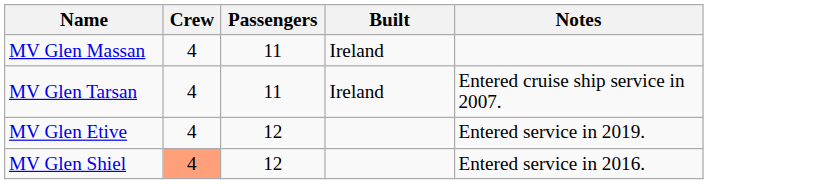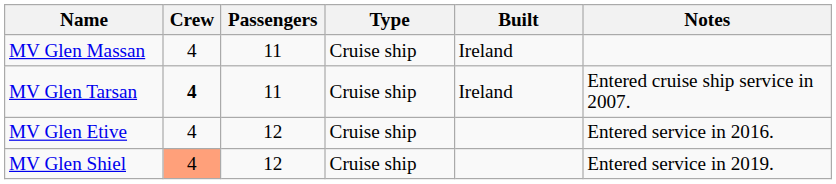+ column: (390, 19)
(192, 91) normal -> (192, 91) bold
(552, 132) Entered service in 2019. -> (681, 132) Entered service in 2016.
(552, 163) Entered service in 2016. -> (681, 163) Entered service in 2019.
